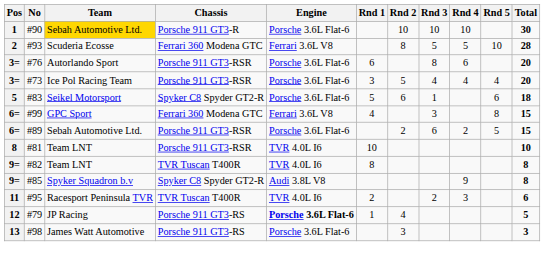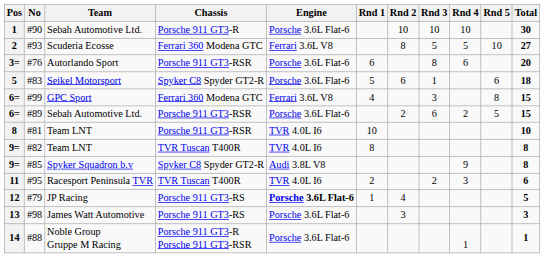(95, 30) gold background -> (95, 30) no background
(526, 47) 28 -> (526, 47) 27
- row: (35, 80)
+ row: (35, 238)
